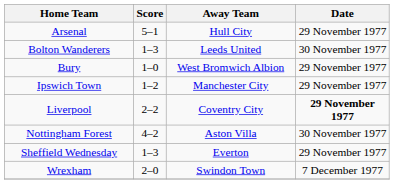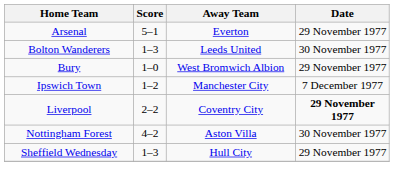(231, 31) Hull City -> (231, 31) Everton
(342, 85) 29 November 1977 -> (342, 85) 7 December 1977
(231, 152) Everton -> (231, 152) Hull City
- row: (69, 170)
